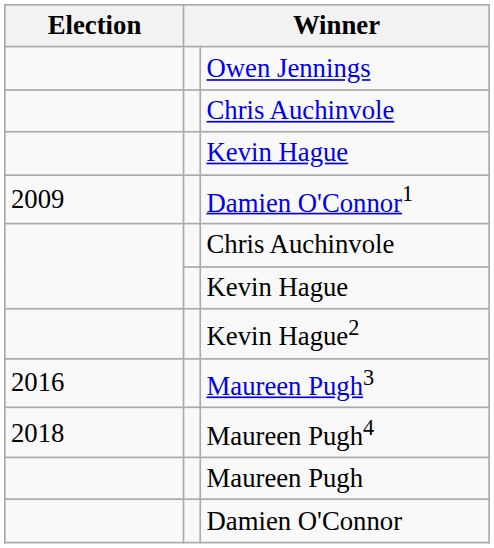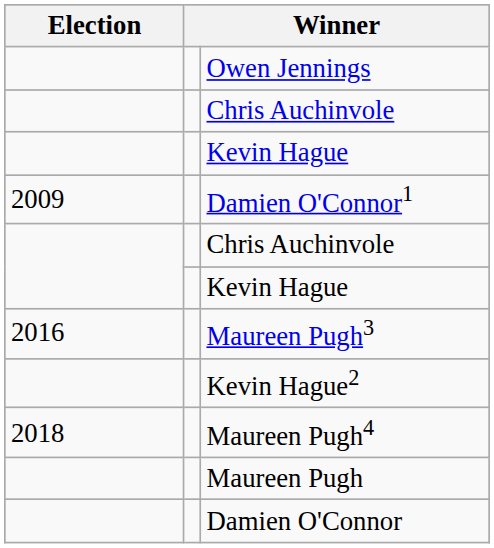rows swapped: (94, 333) <-> (38, 382)
